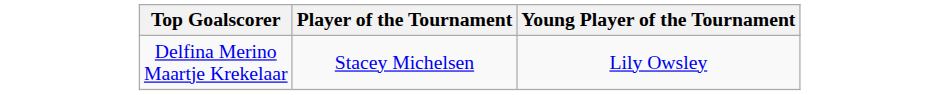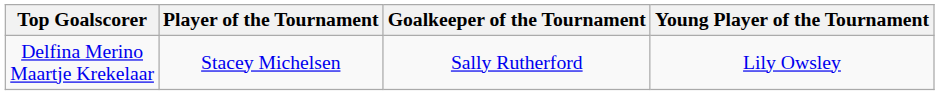+ column: (517, 20)
